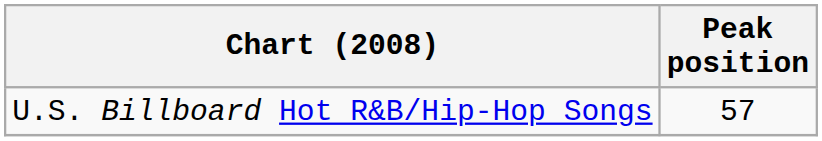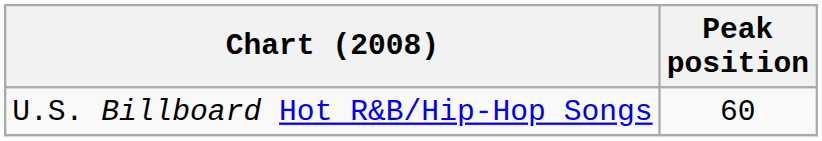(738, 112) 57 -> (738, 112) 60
